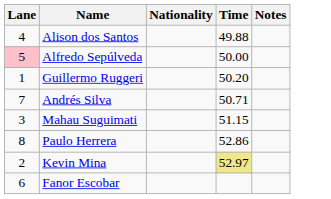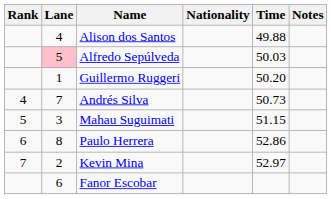+ column: (23, 15)
(234, 57) 50.00 -> (271, 57) 50.03
(234, 99) 50.71 -> (271, 99) 50.73
(234, 162) khaki background -> (271, 162) no background
